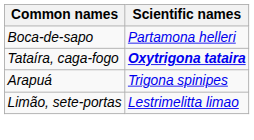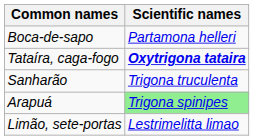+ row: (37, 80)
(178, 80) no background -> (178, 102) lightgreen background
